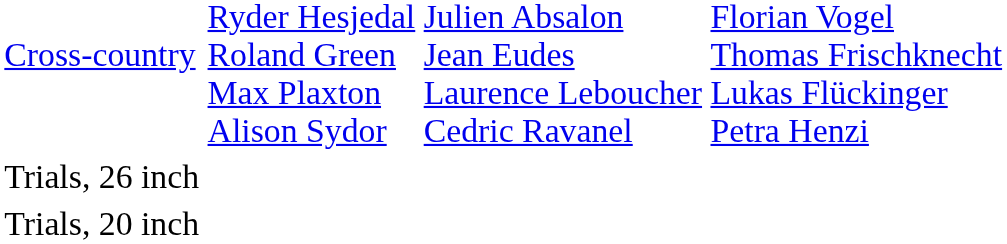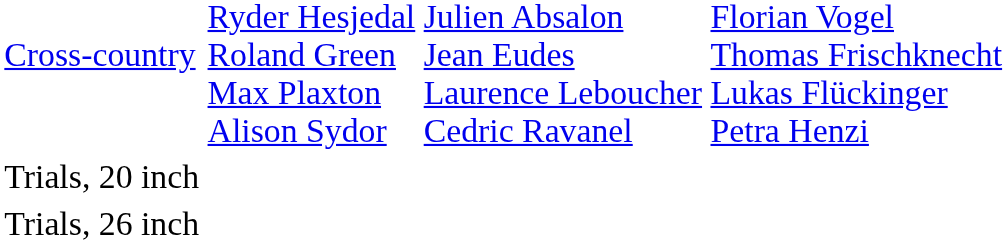rows swapped: (102, 223) <-> (102, 177)
